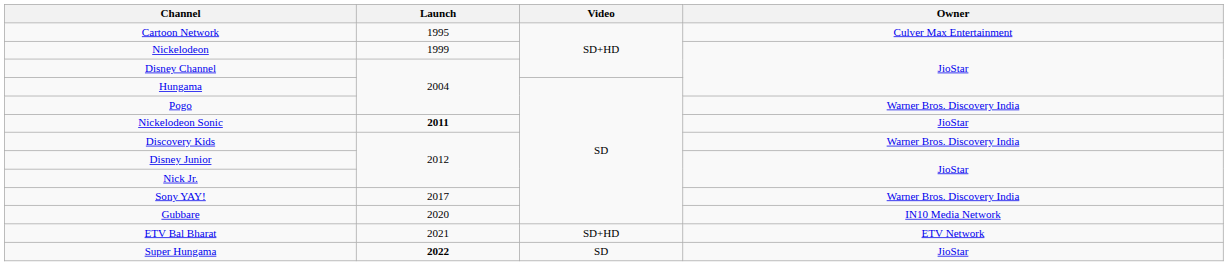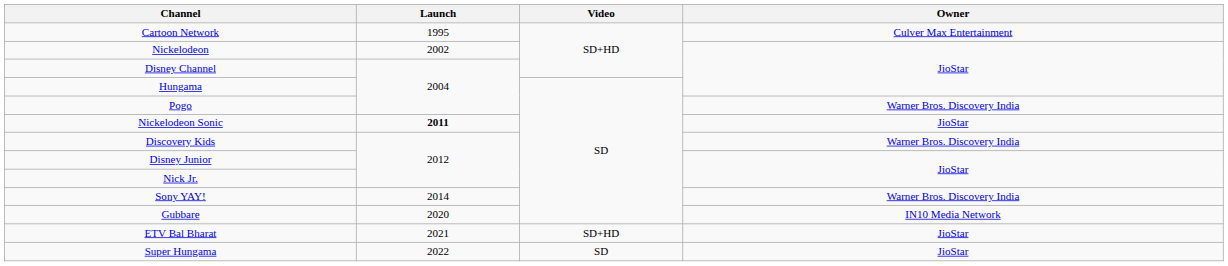(438, 50) 1999 -> (438, 50) 2002
(438, 196) 2017 -> (438, 196) 2014
(953, 233) ETV Network -> (953, 233) JioStar
(438, 251) bold -> (438, 251) normal
